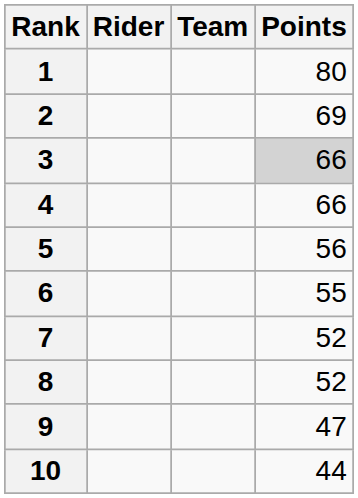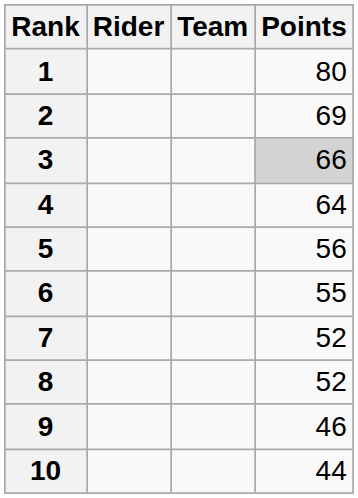(331, 204) 66 -> (331, 204) 64
(331, 426) 47 -> (331, 426) 46
